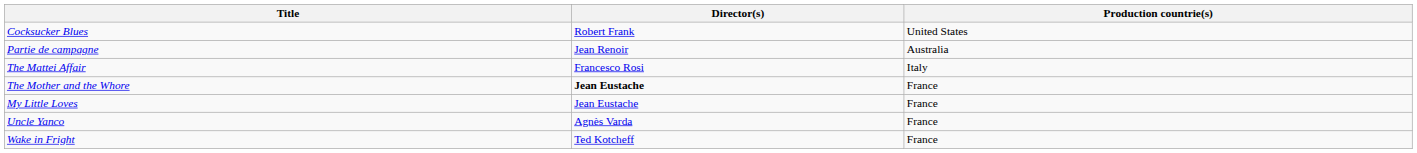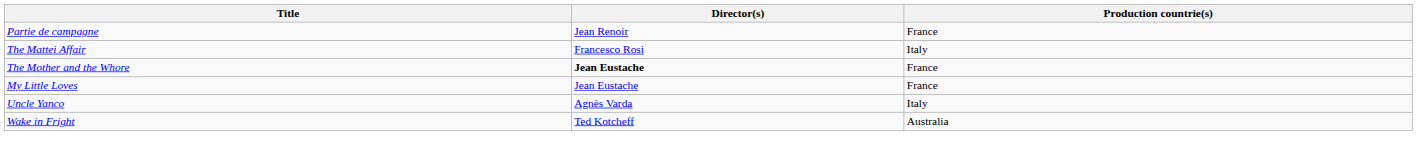- row: (48, 31)
(928, 49) Australia -> (922, 31) France
(922, 121) France -> (917, 103) Italy
(922, 139) France -> (928, 121) Australia
